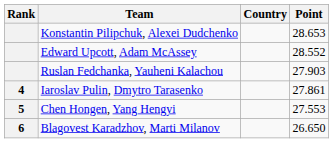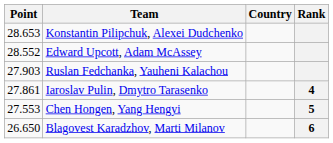columns swapped: (21, 14) <-> (309, 14)
